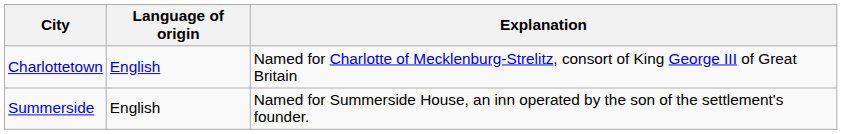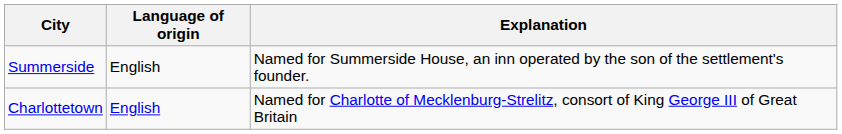rows swapped: (55, 66) <-> (51, 108)
